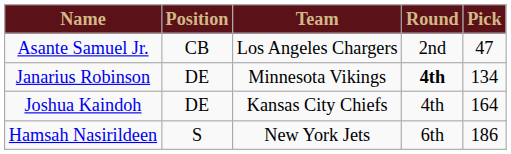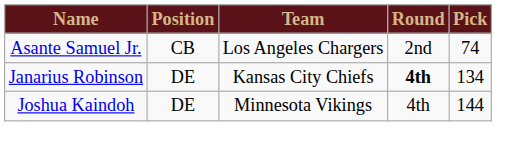(484, 47) 47 -> (470, 47) 74
(317, 76) Minnesota Vikings -> (303, 76) Kansas City Chiefs
(317, 105) Kansas City Chiefs -> (303, 105) Minnesota Vikings
(484, 105) 164 -> (470, 105) 144
- row: (83, 134)
